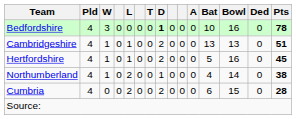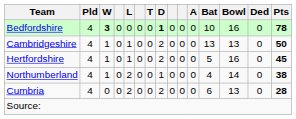(107, 28) normal -> (107, 28) bold
(281, 43) 51 -> (281, 43) 50
(234, 91) 15 -> (234, 91) 13
